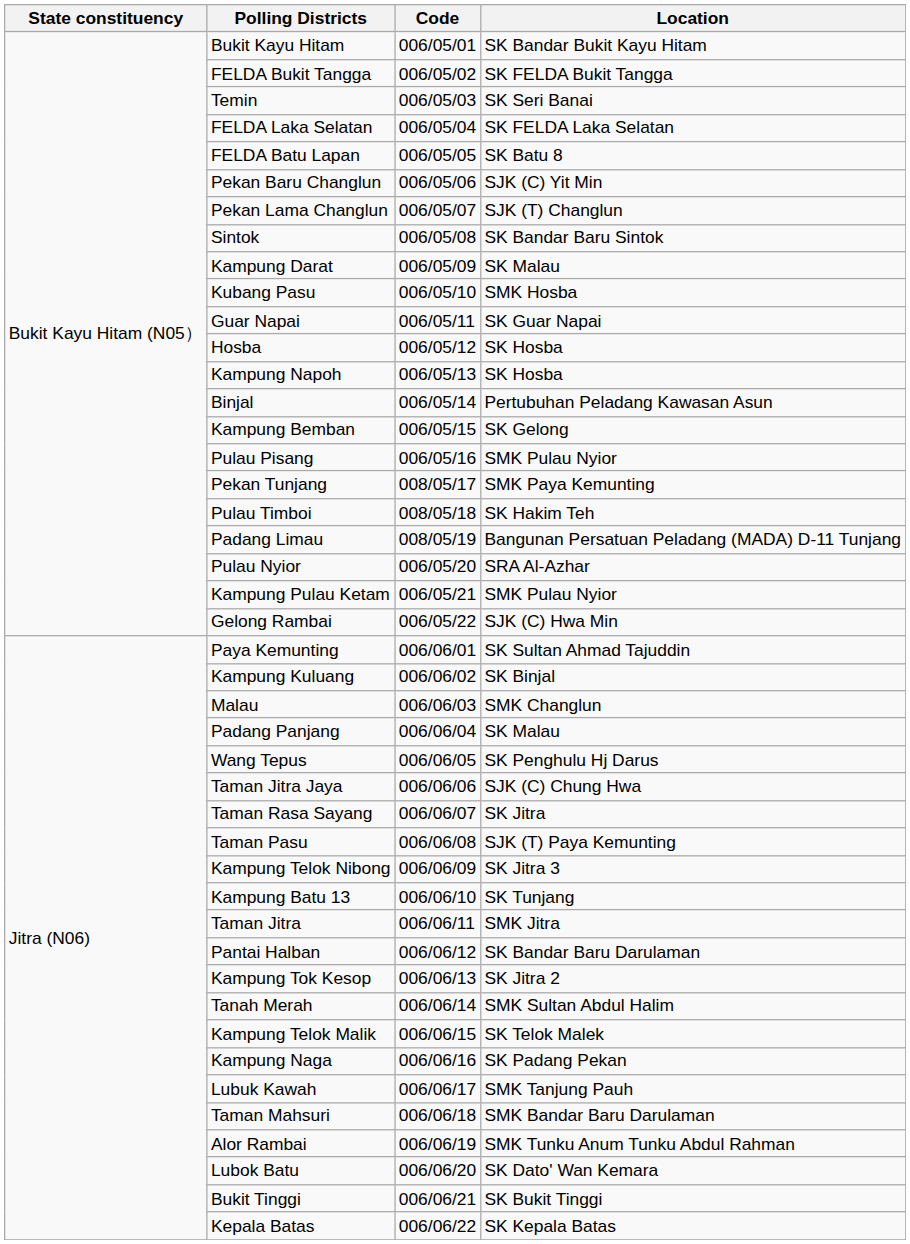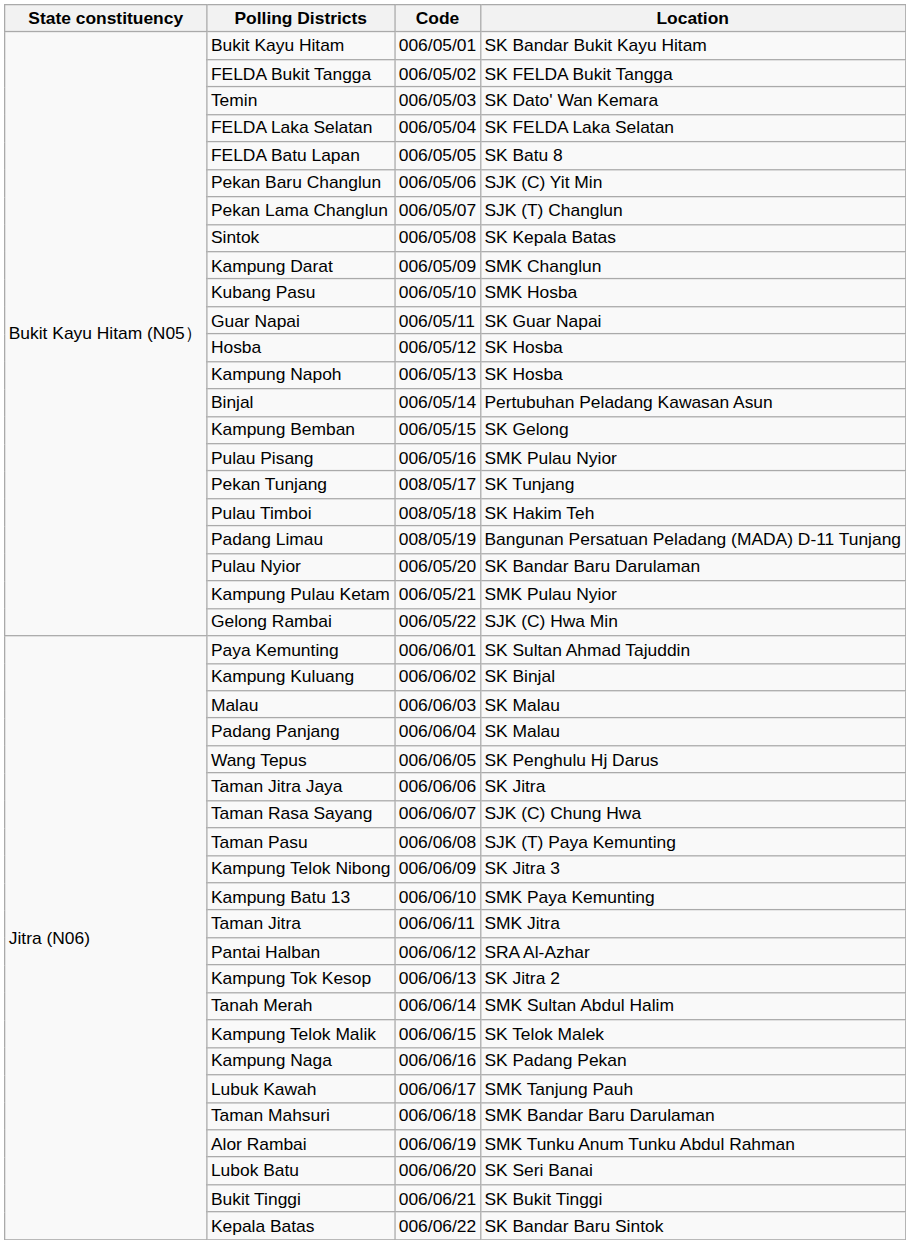(539, 100) SK Seri Banai -> (571, 100) SK Dato' Wan Kemara
(574, 237) SK Bandar Baru Sintok -> (550, 237) SK Kepala Batas
(522, 265) SK Malau -> (543, 265) SMK Changlun
(570, 484) SMK Paya Kemunting -> (529, 484) SK Tunjang
(537, 567) SRA Al-Azhar -> (592, 567) SK Bandar Baru Darulaman
(543, 704) SMK Changlun -> (522, 704) SK Malau
(563, 786) SJK (C) Chung Hwa -> (515, 786) SK Jitra
(515, 814) SK Jitra -> (563, 814) SJK (C) Chung Hwa
(529, 896) SK Tunjang -> (570, 896) SMK Paya Kemunting
(592, 951) SK Bandar Baru Darulaman -> (537, 951) SRA Al-Azhar
(571, 1170) SK Dato' Wan Kemara -> (539, 1170) SK Seri Banai
(550, 1225) SK Kepala Batas -> (574, 1225) SK Bandar Baru Sintok
